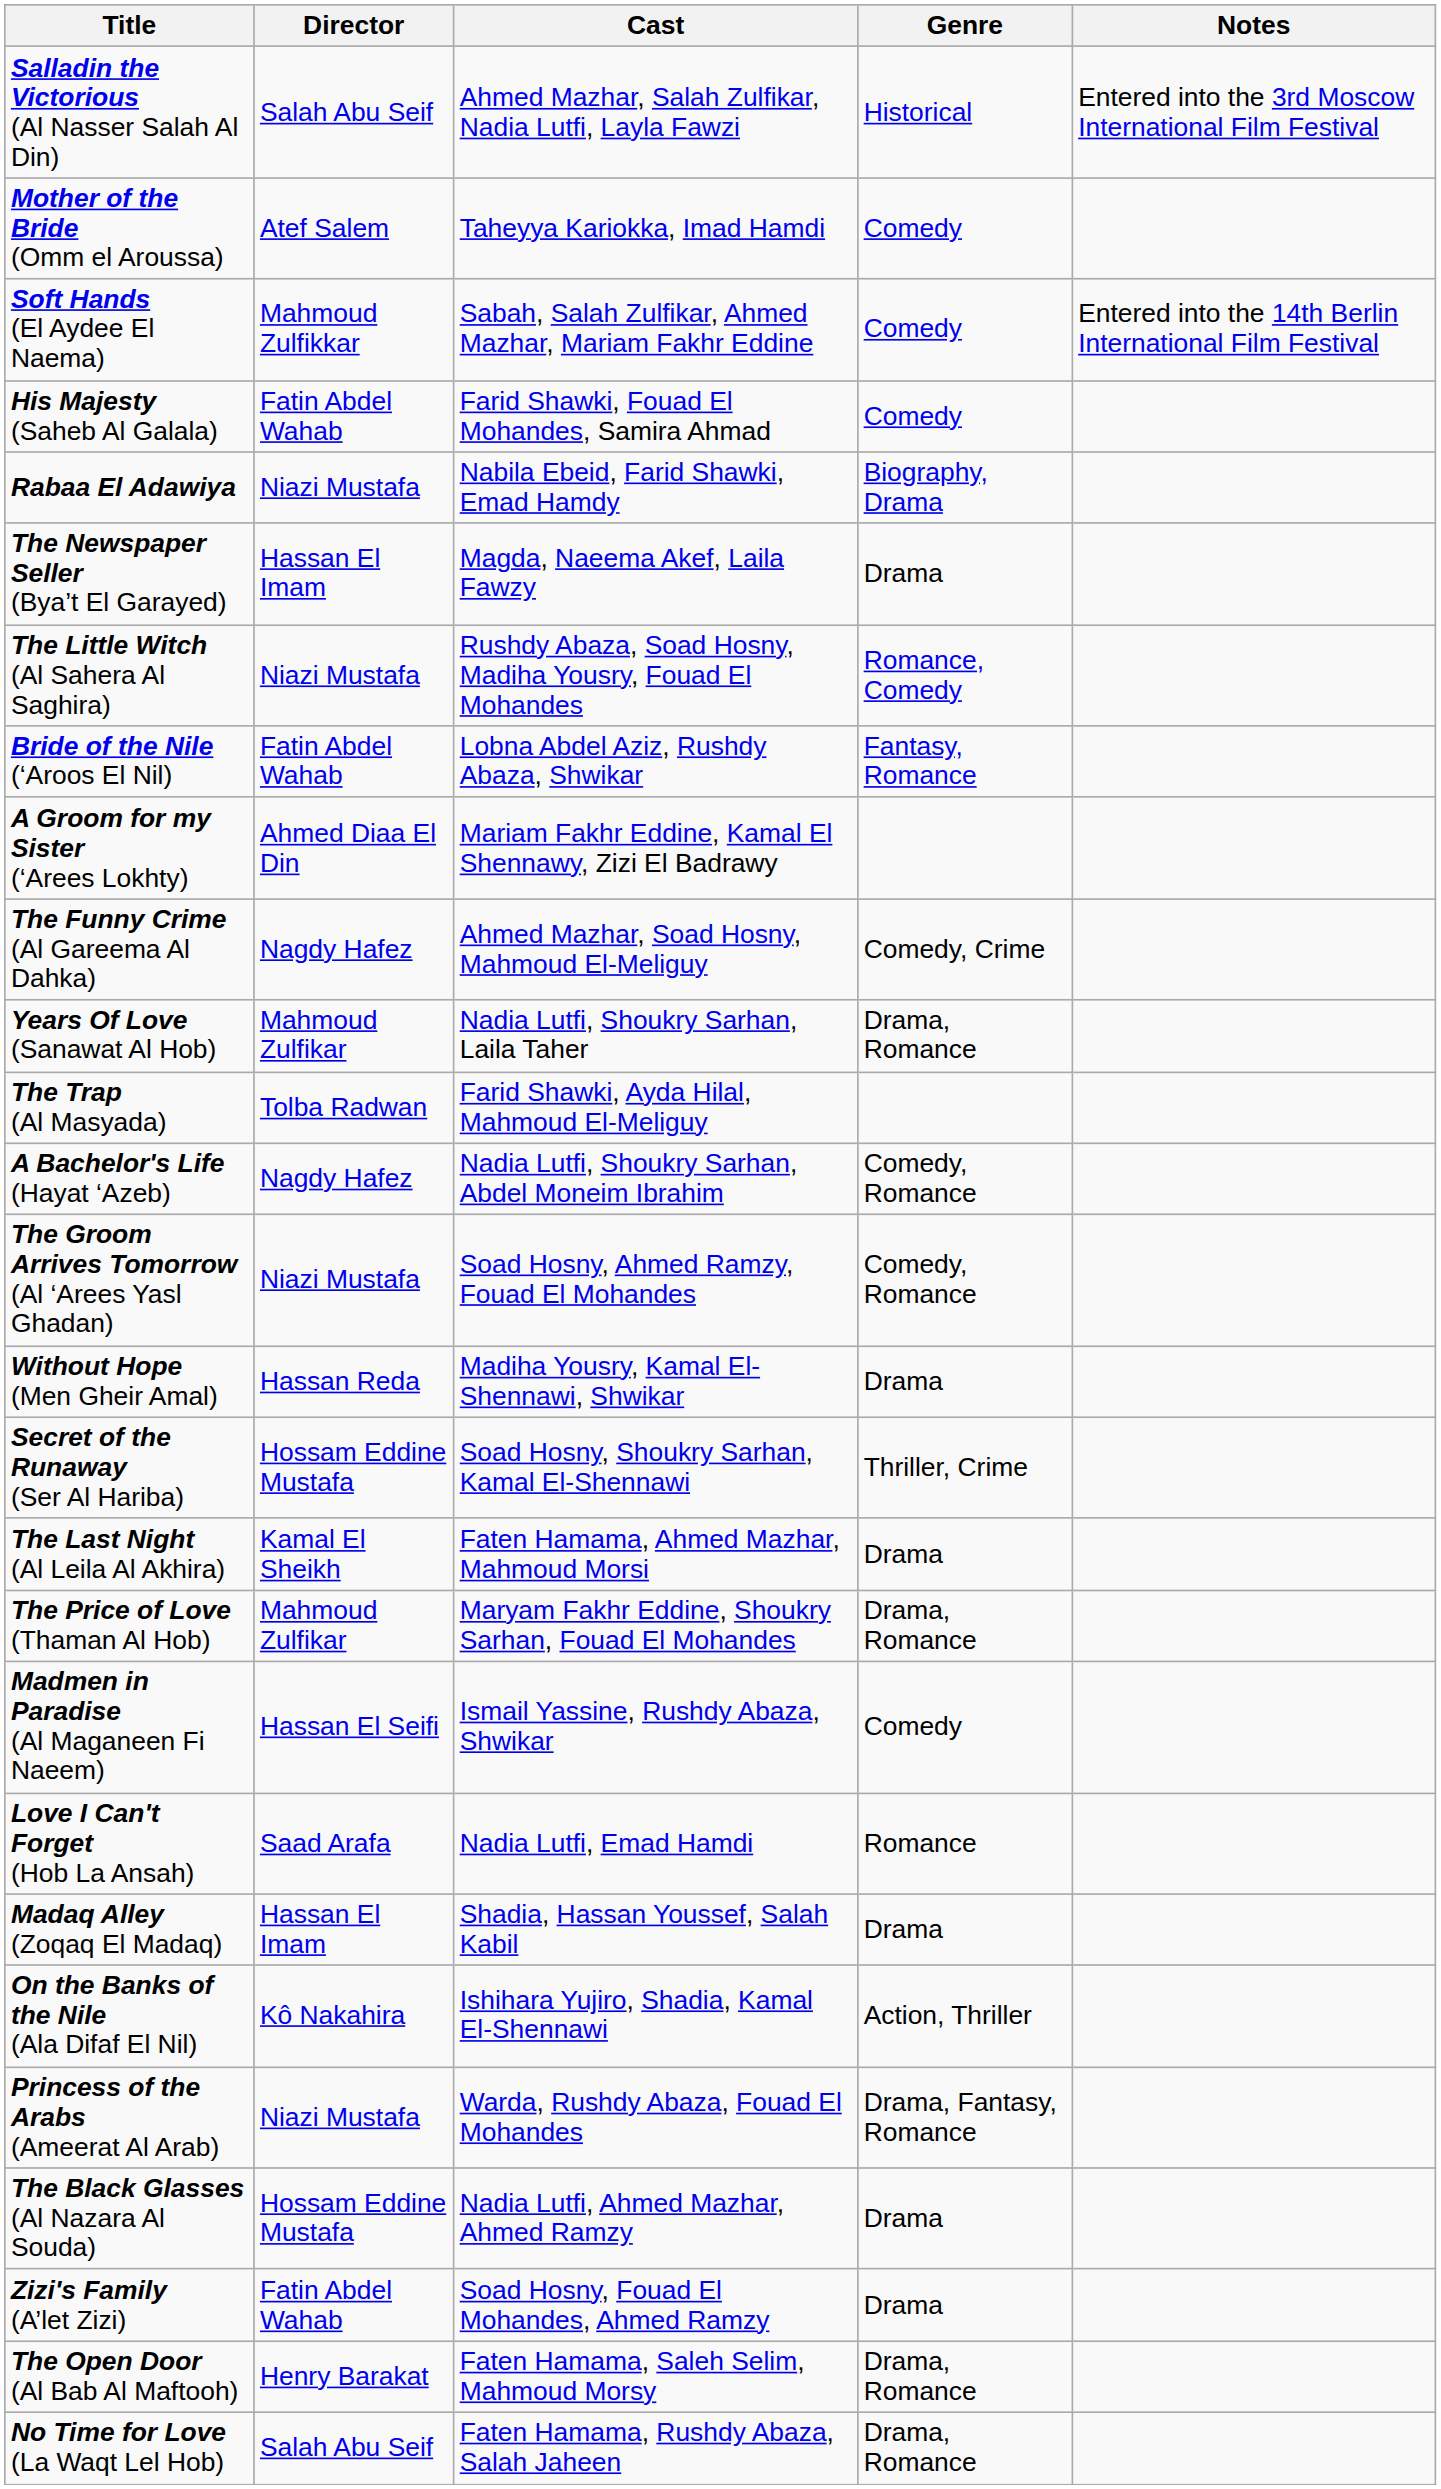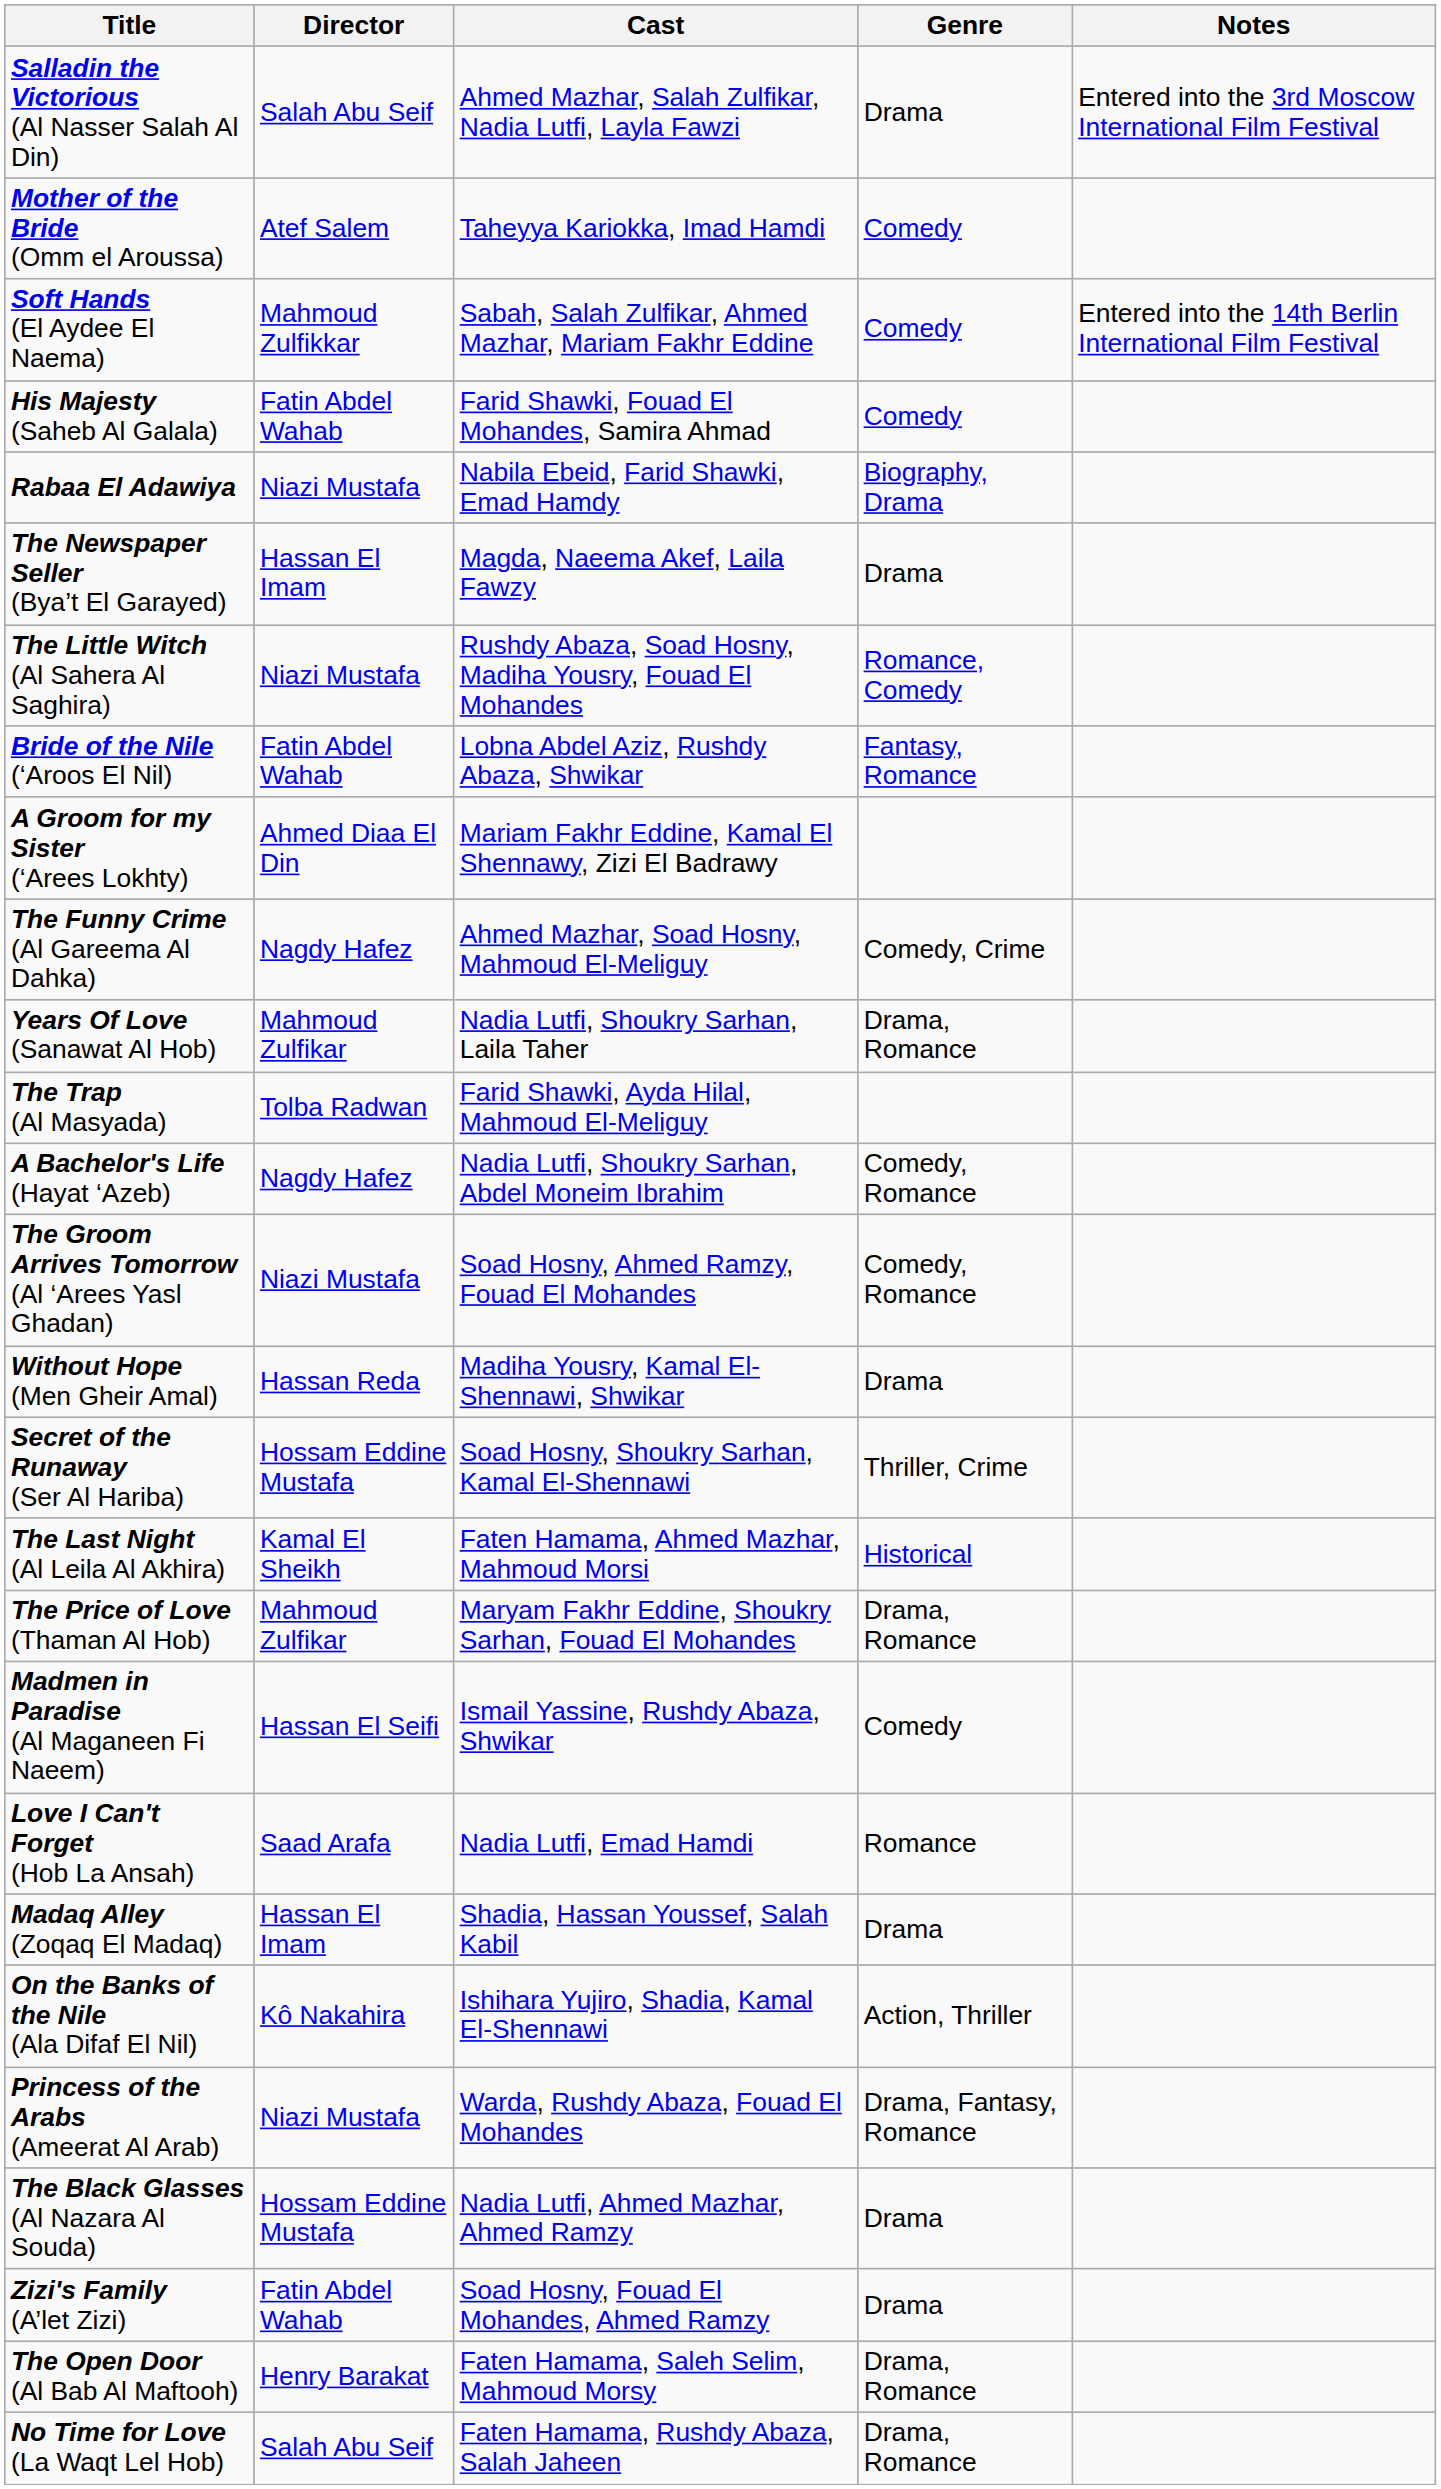(918, 111) Historical -> (903, 111) Drama
(903, 1553) Drama -> (918, 1553) Historical
